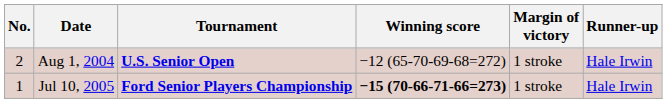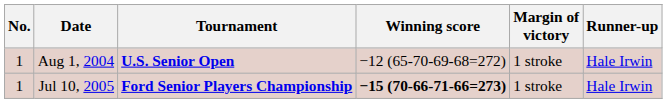(19, 60) 2 -> (19, 60) 1
